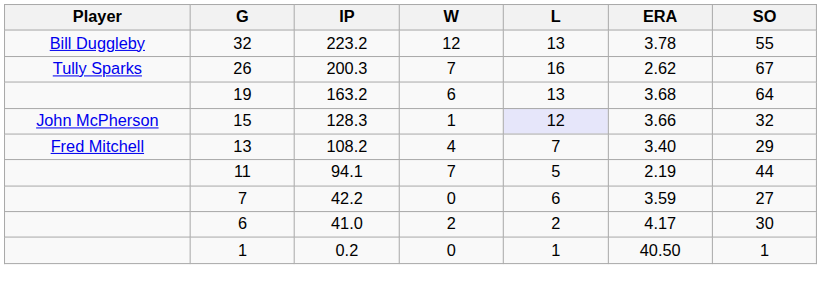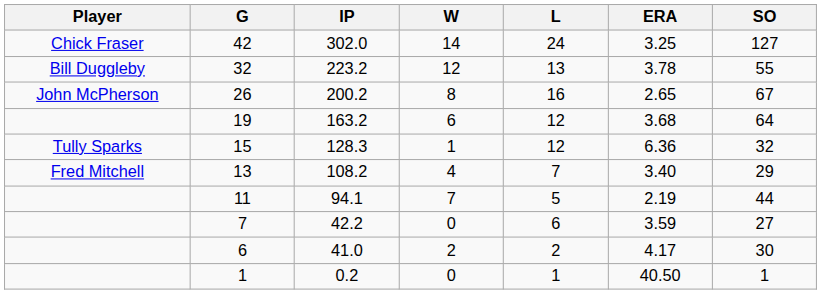+ row: (242, 43)
(97, 69) Tully Sparks -> (97, 95) John McPherson
(347, 69) 200.3 -> (347, 95) 200.2
(451, 69) 7 -> (451, 95) 8
(660, 69) 2.62 -> (660, 95) 2.65
(556, 95) 13 -> (556, 120) 12
(97, 120) John McPherson -> (97, 146) Tully Sparks
(556, 120) lavender background -> (556, 146) no background
(660, 120) 3.66 -> (660, 146) 6.36
